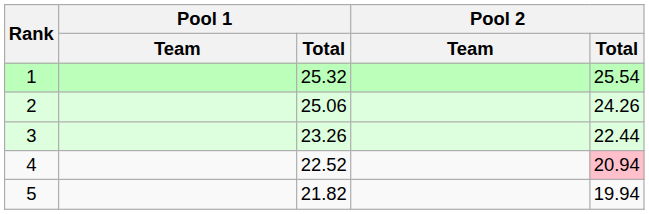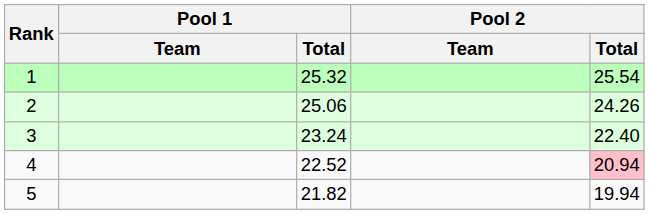(324, 135) 23.26 -> (324, 135) 23.24
(617, 135) 22.44 -> (617, 135) 22.40
